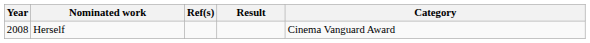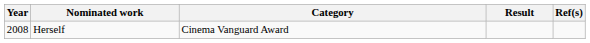columns swapped: (435, 13) <-> (201, 13)
